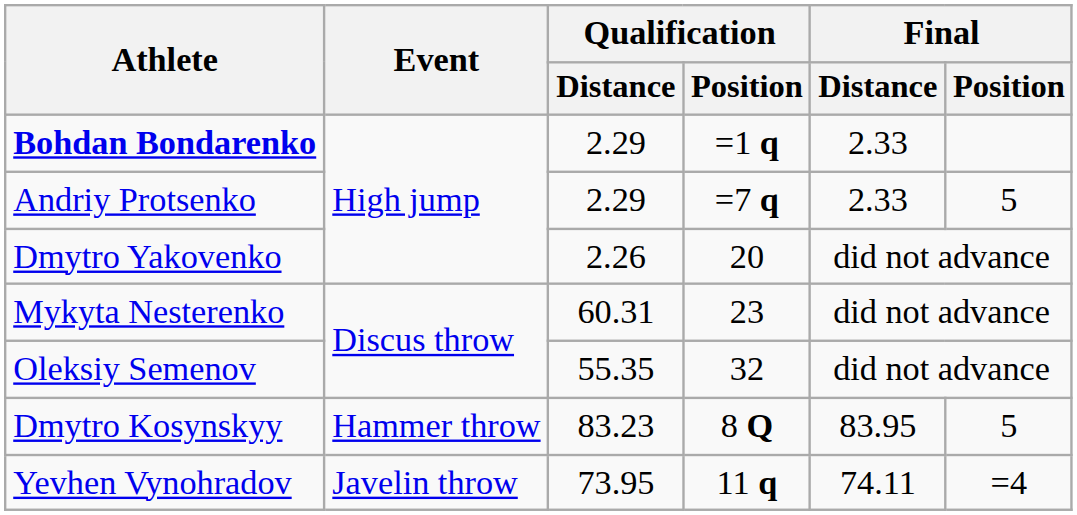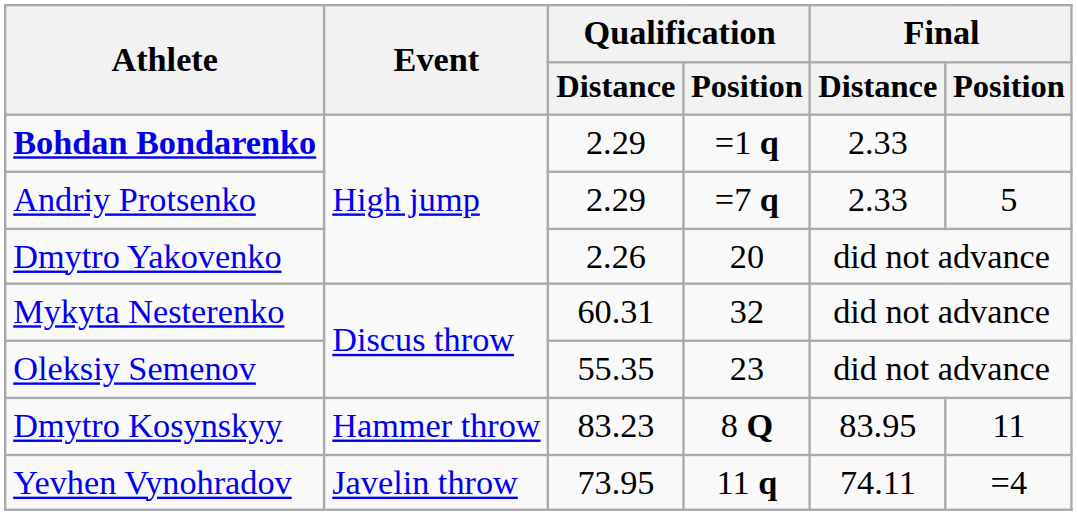(747, 312) 23 -> (747, 312) 32
(747, 369) 32 -> (747, 369) 23
(1009, 425) 5 -> (1009, 425) 11
